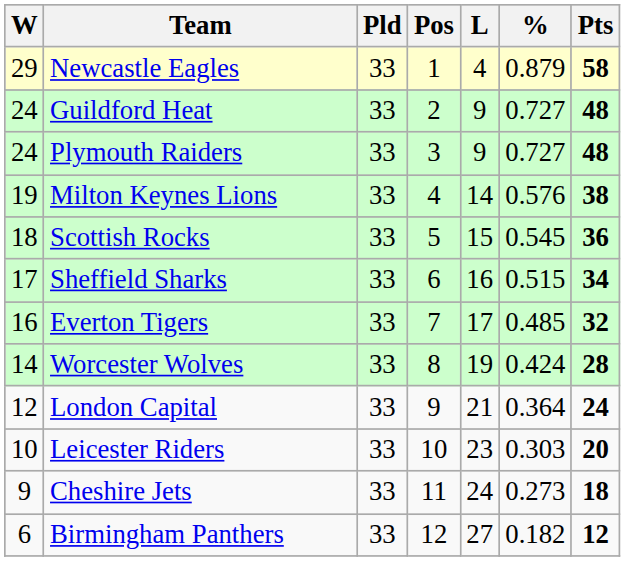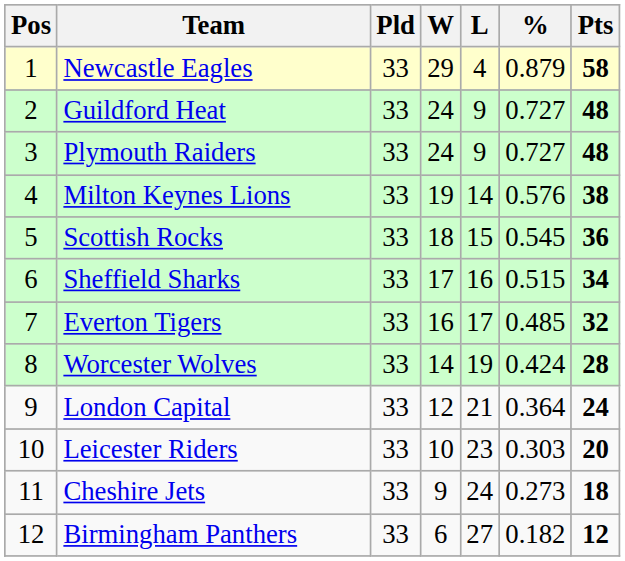columns swapped: (434, 25) <-> (24, 25)
